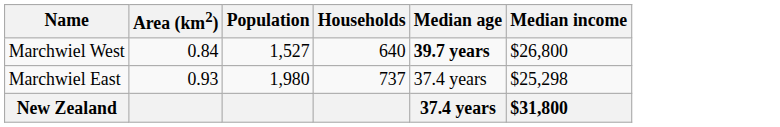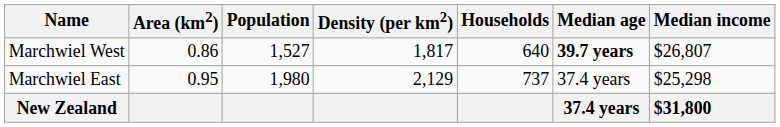+ column: (385, 20)
(203, 51) 0.84 -> (203, 51) 0.86
(539, 51) $26,800 -> (683, 51) $26,807
(203, 79) 0.93 -> (203, 79) 0.95
